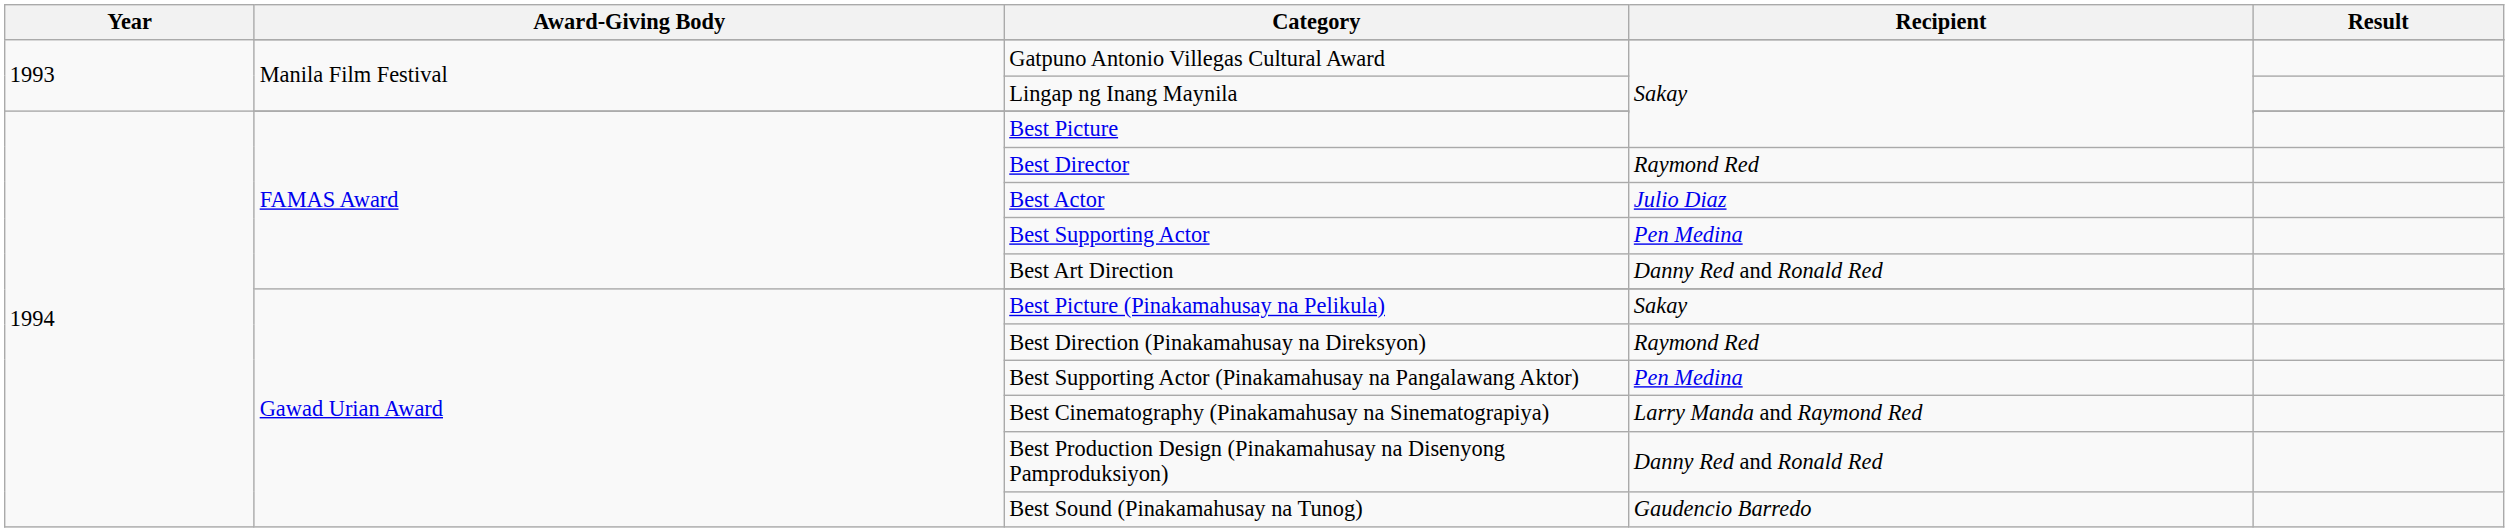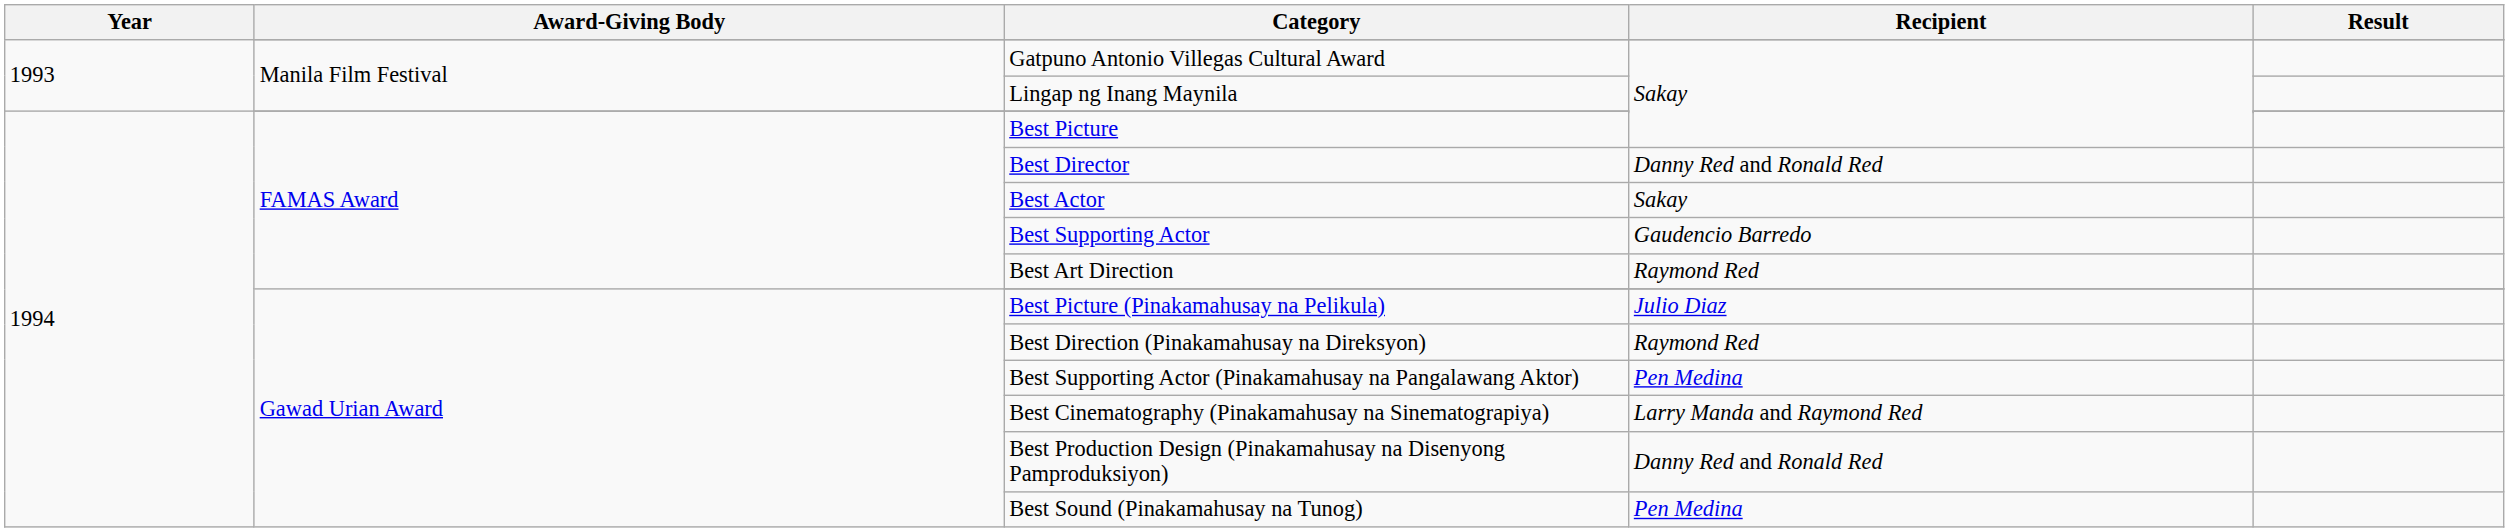(1696, 164) Raymond Red -> (1758, 164) Danny Red and Ronald Red
(1680, 199) Julio Diaz -> (1661, 199) Sakay
(1688, 235) Pen Medina -> (1723, 235) Gaudencio Barredo
(1758, 270) Danny Red and Ronald Red -> (1696, 270) Raymond Red
(1661, 306) Sakay -> (1680, 306) Julio Diaz
(1723, 509) Gaudencio Barredo -> (1688, 509) Pen Medina
